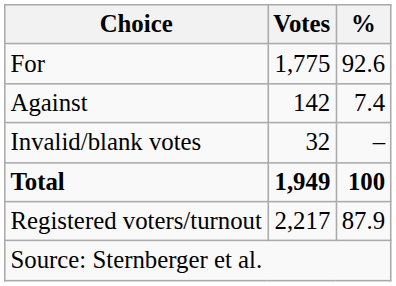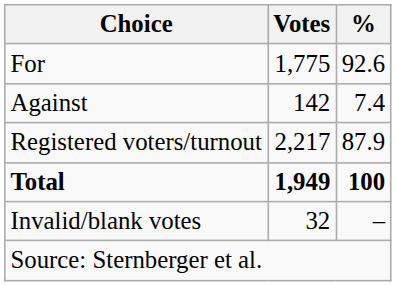rows swapped: (106, 142) <-> (136, 220)
